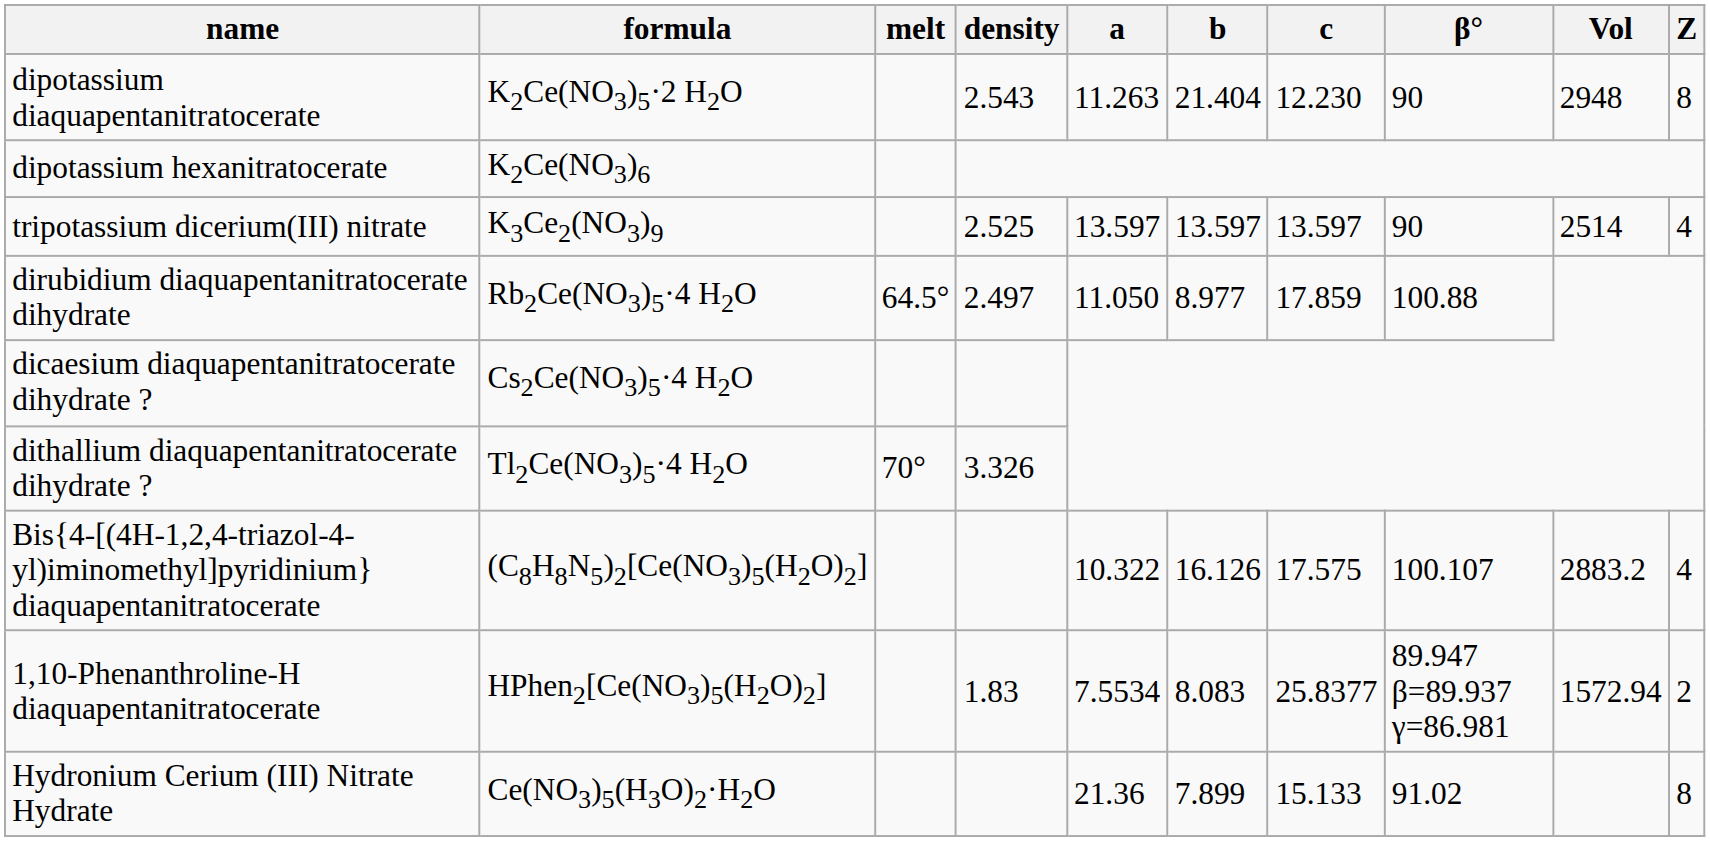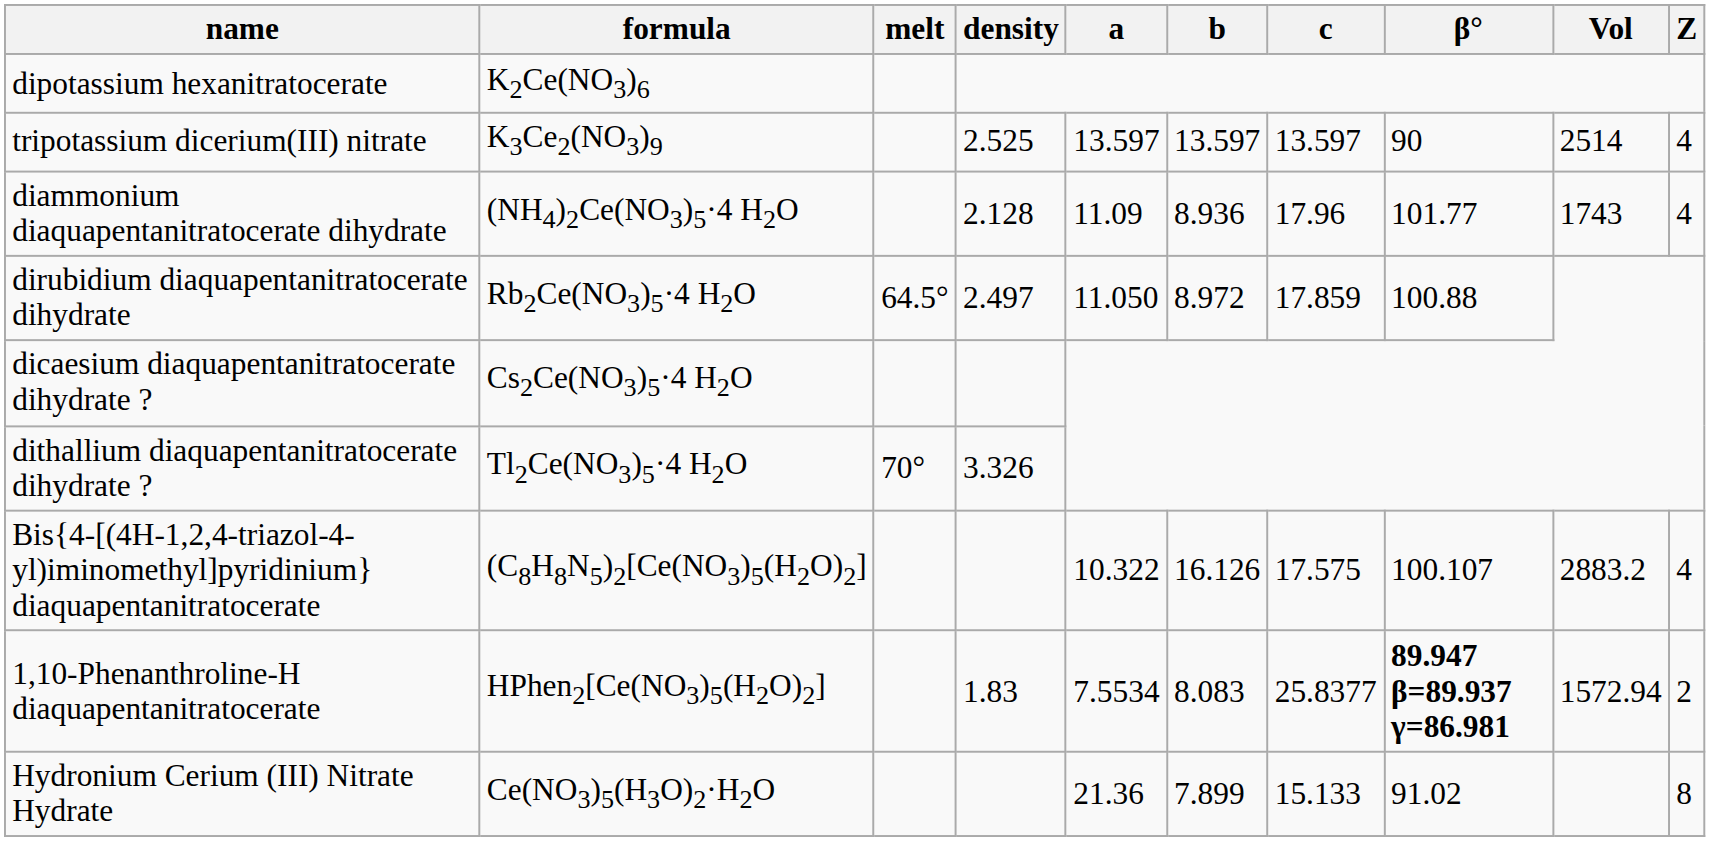- row: (166, 96)
+ row: (229, 212)
(1210, 297) 8.977 -> (1209, 297) 8.972
(1452, 690) normal -> (1451, 690) bold
